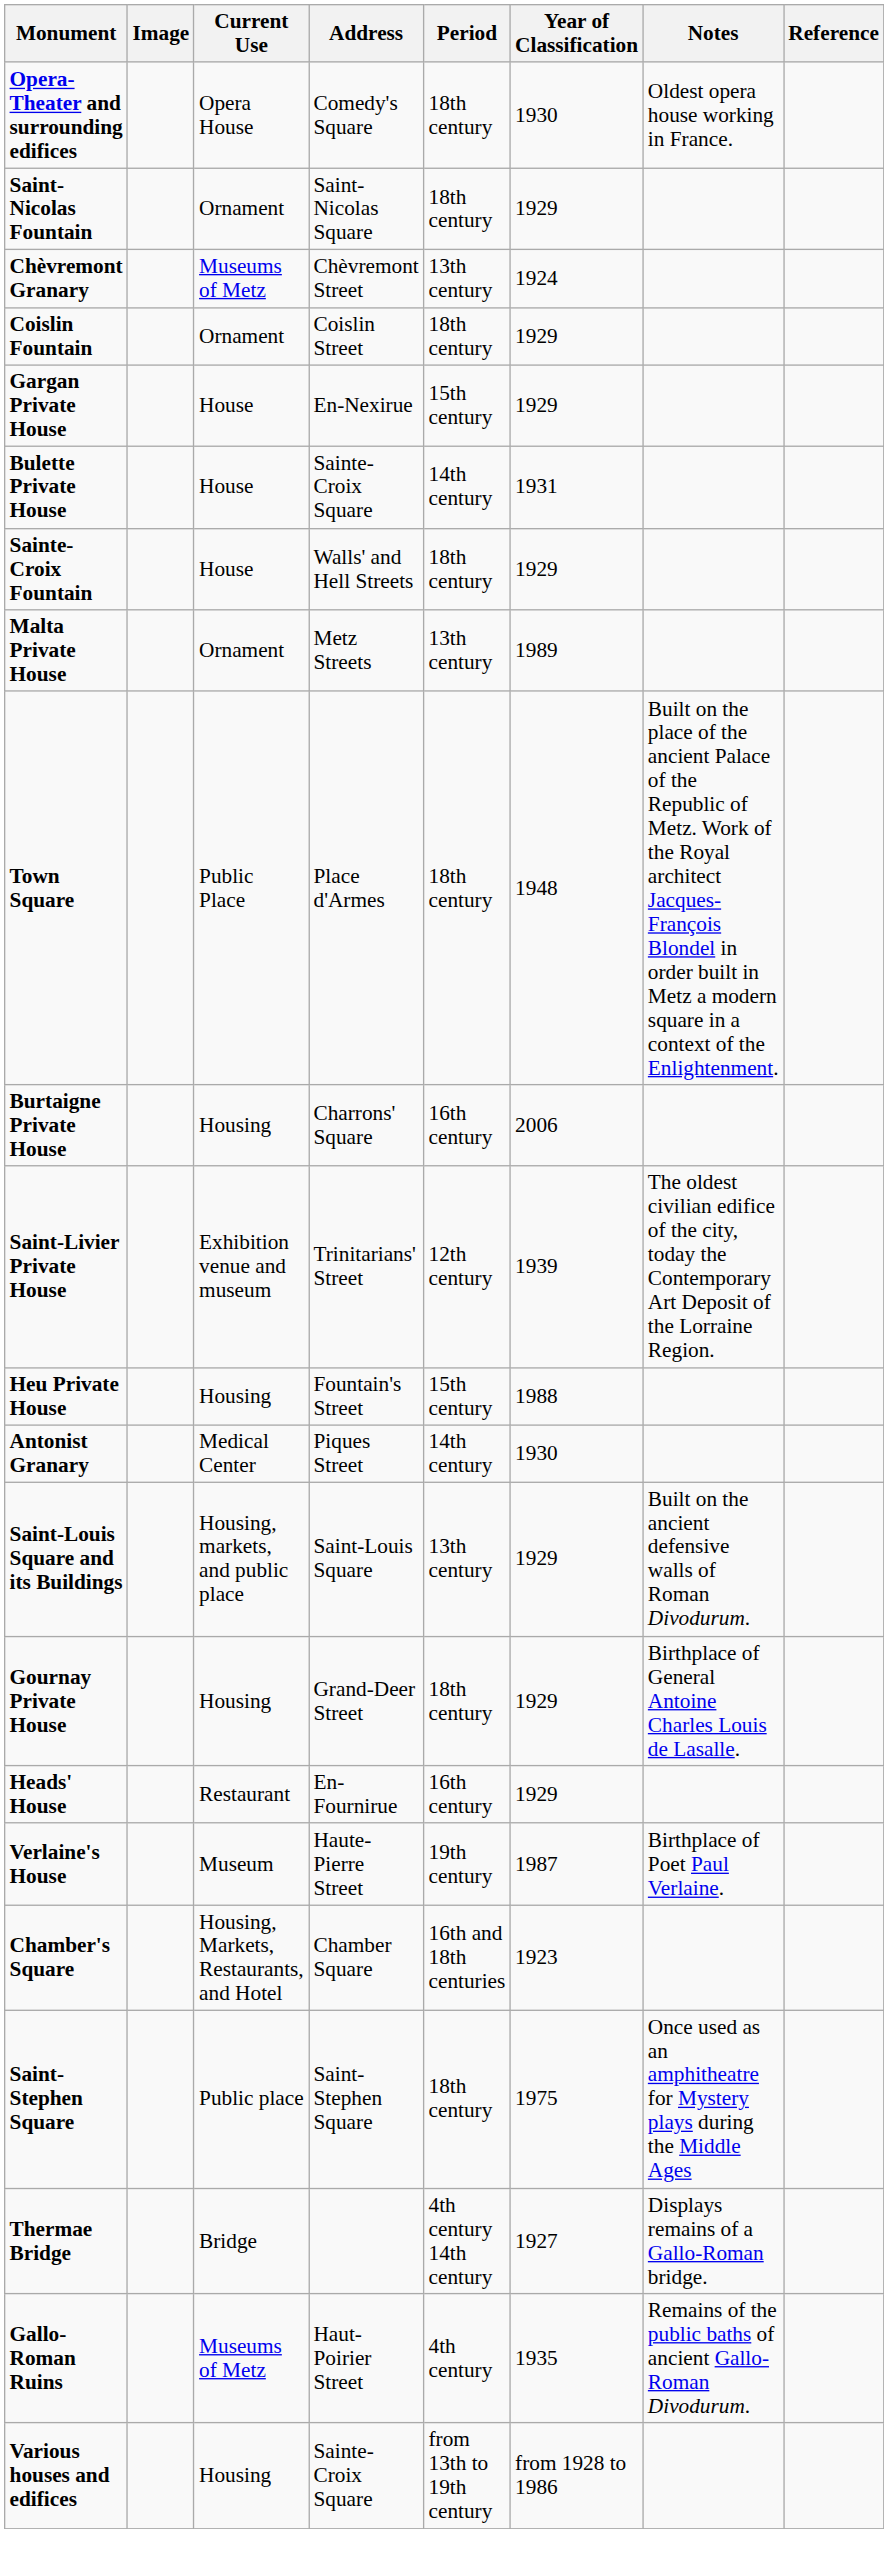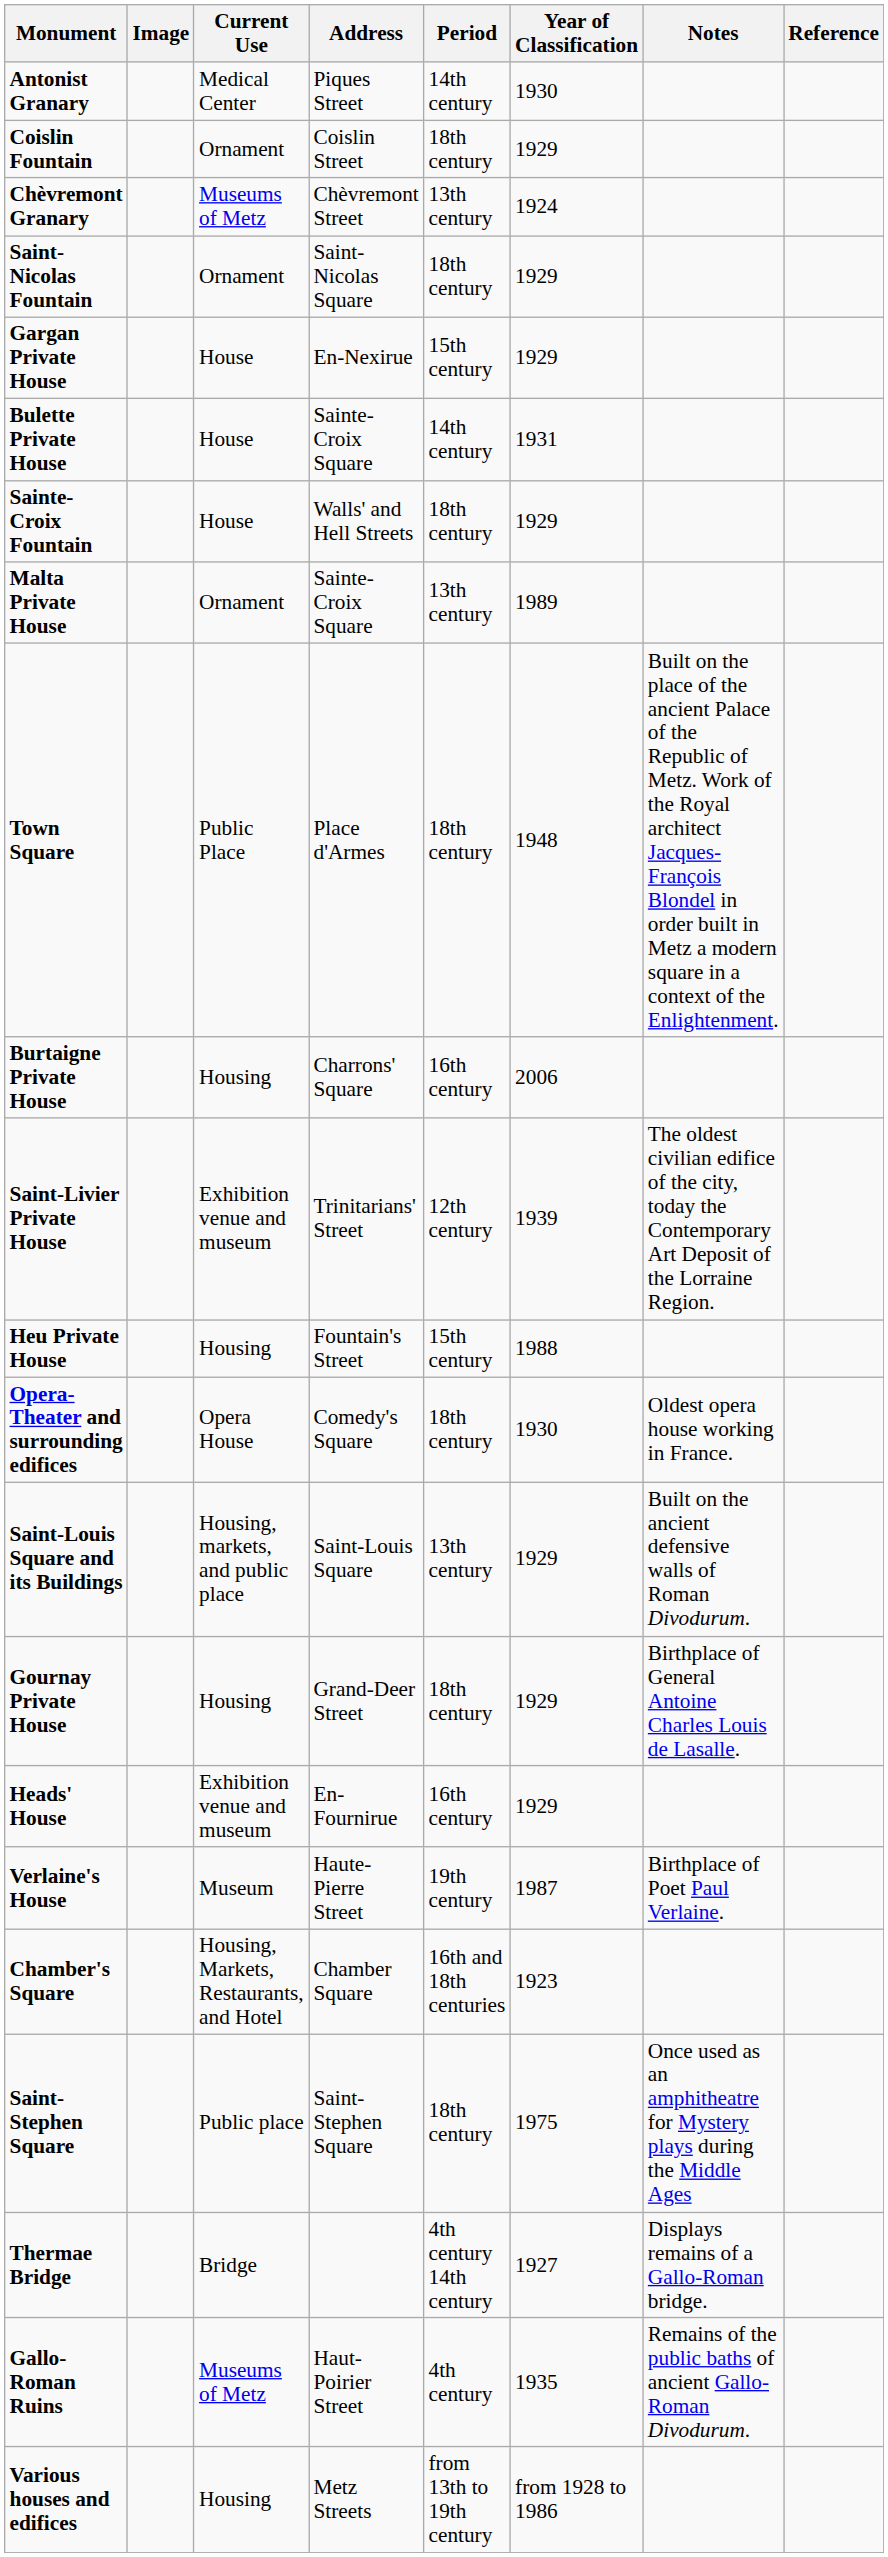rows swapped: (49, 1453) <-> (66, 114)
rows swapped: (51, 335) <-> (51, 208)
(342, 650) Metz Streets -> (344, 602) Sainte-Croix Square
(245, 1794) Restaurant -> (244, 1806) Exhibition venue and museum
(344, 2475) Sainte-Croix Square -> (342, 2499) Metz Streets
